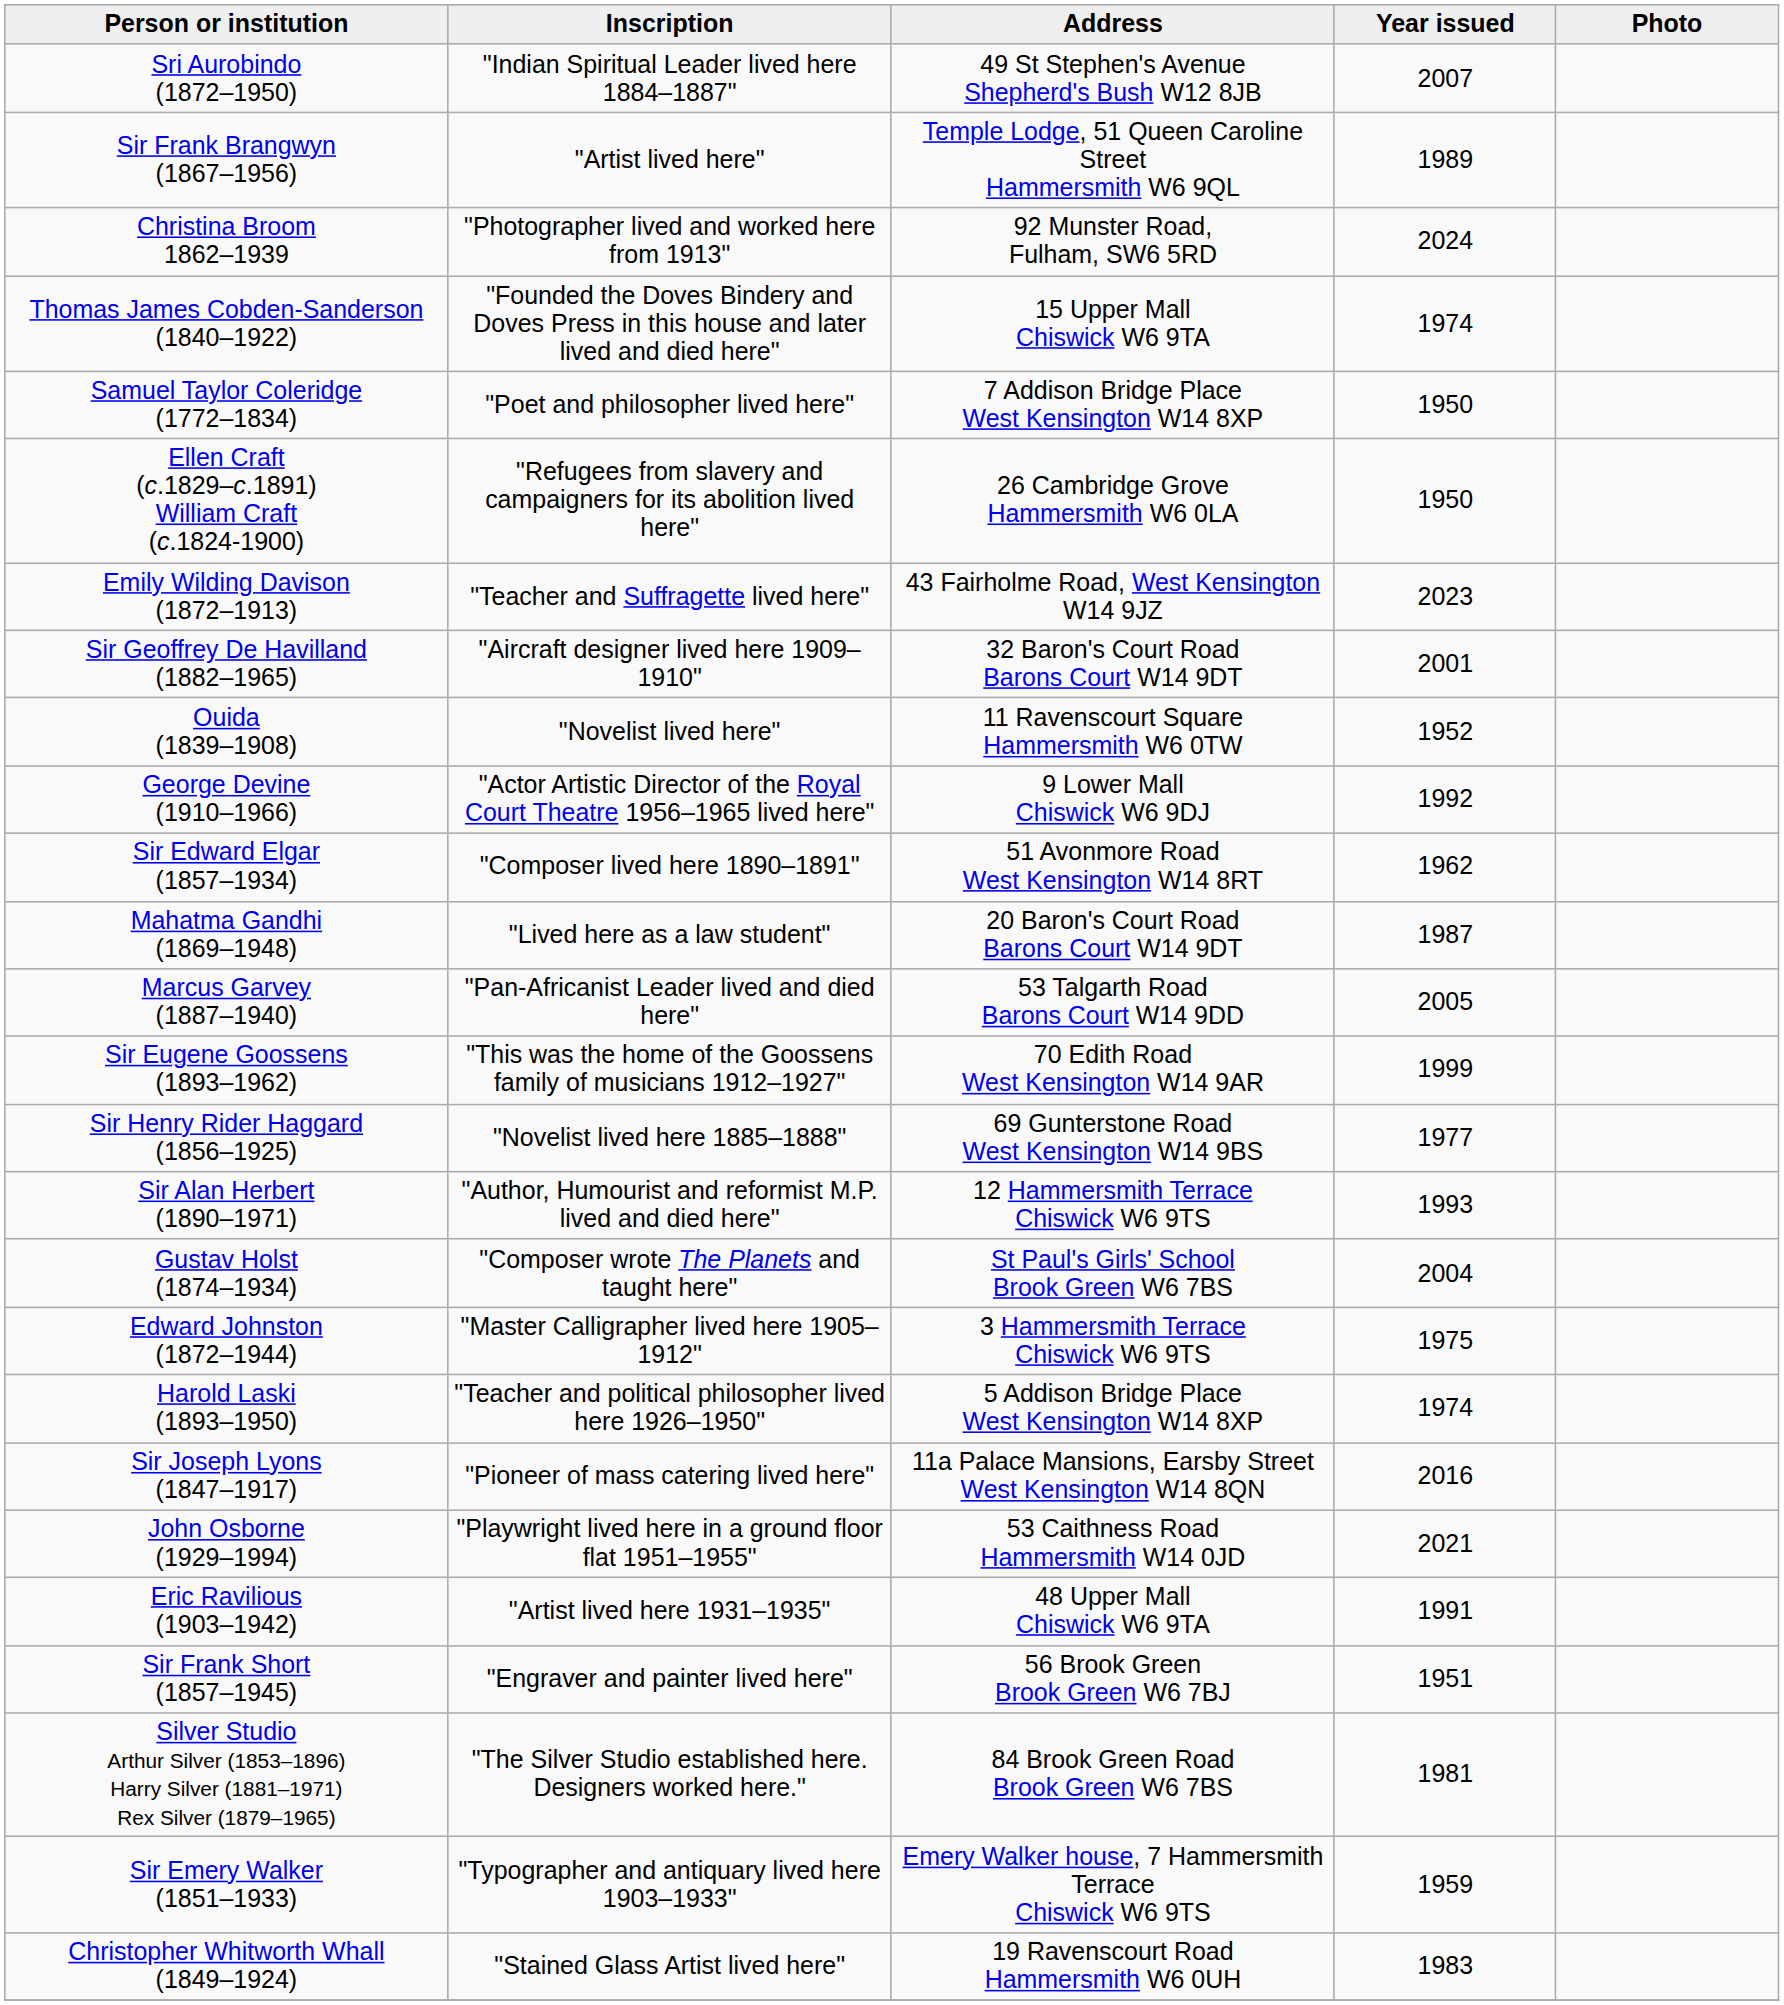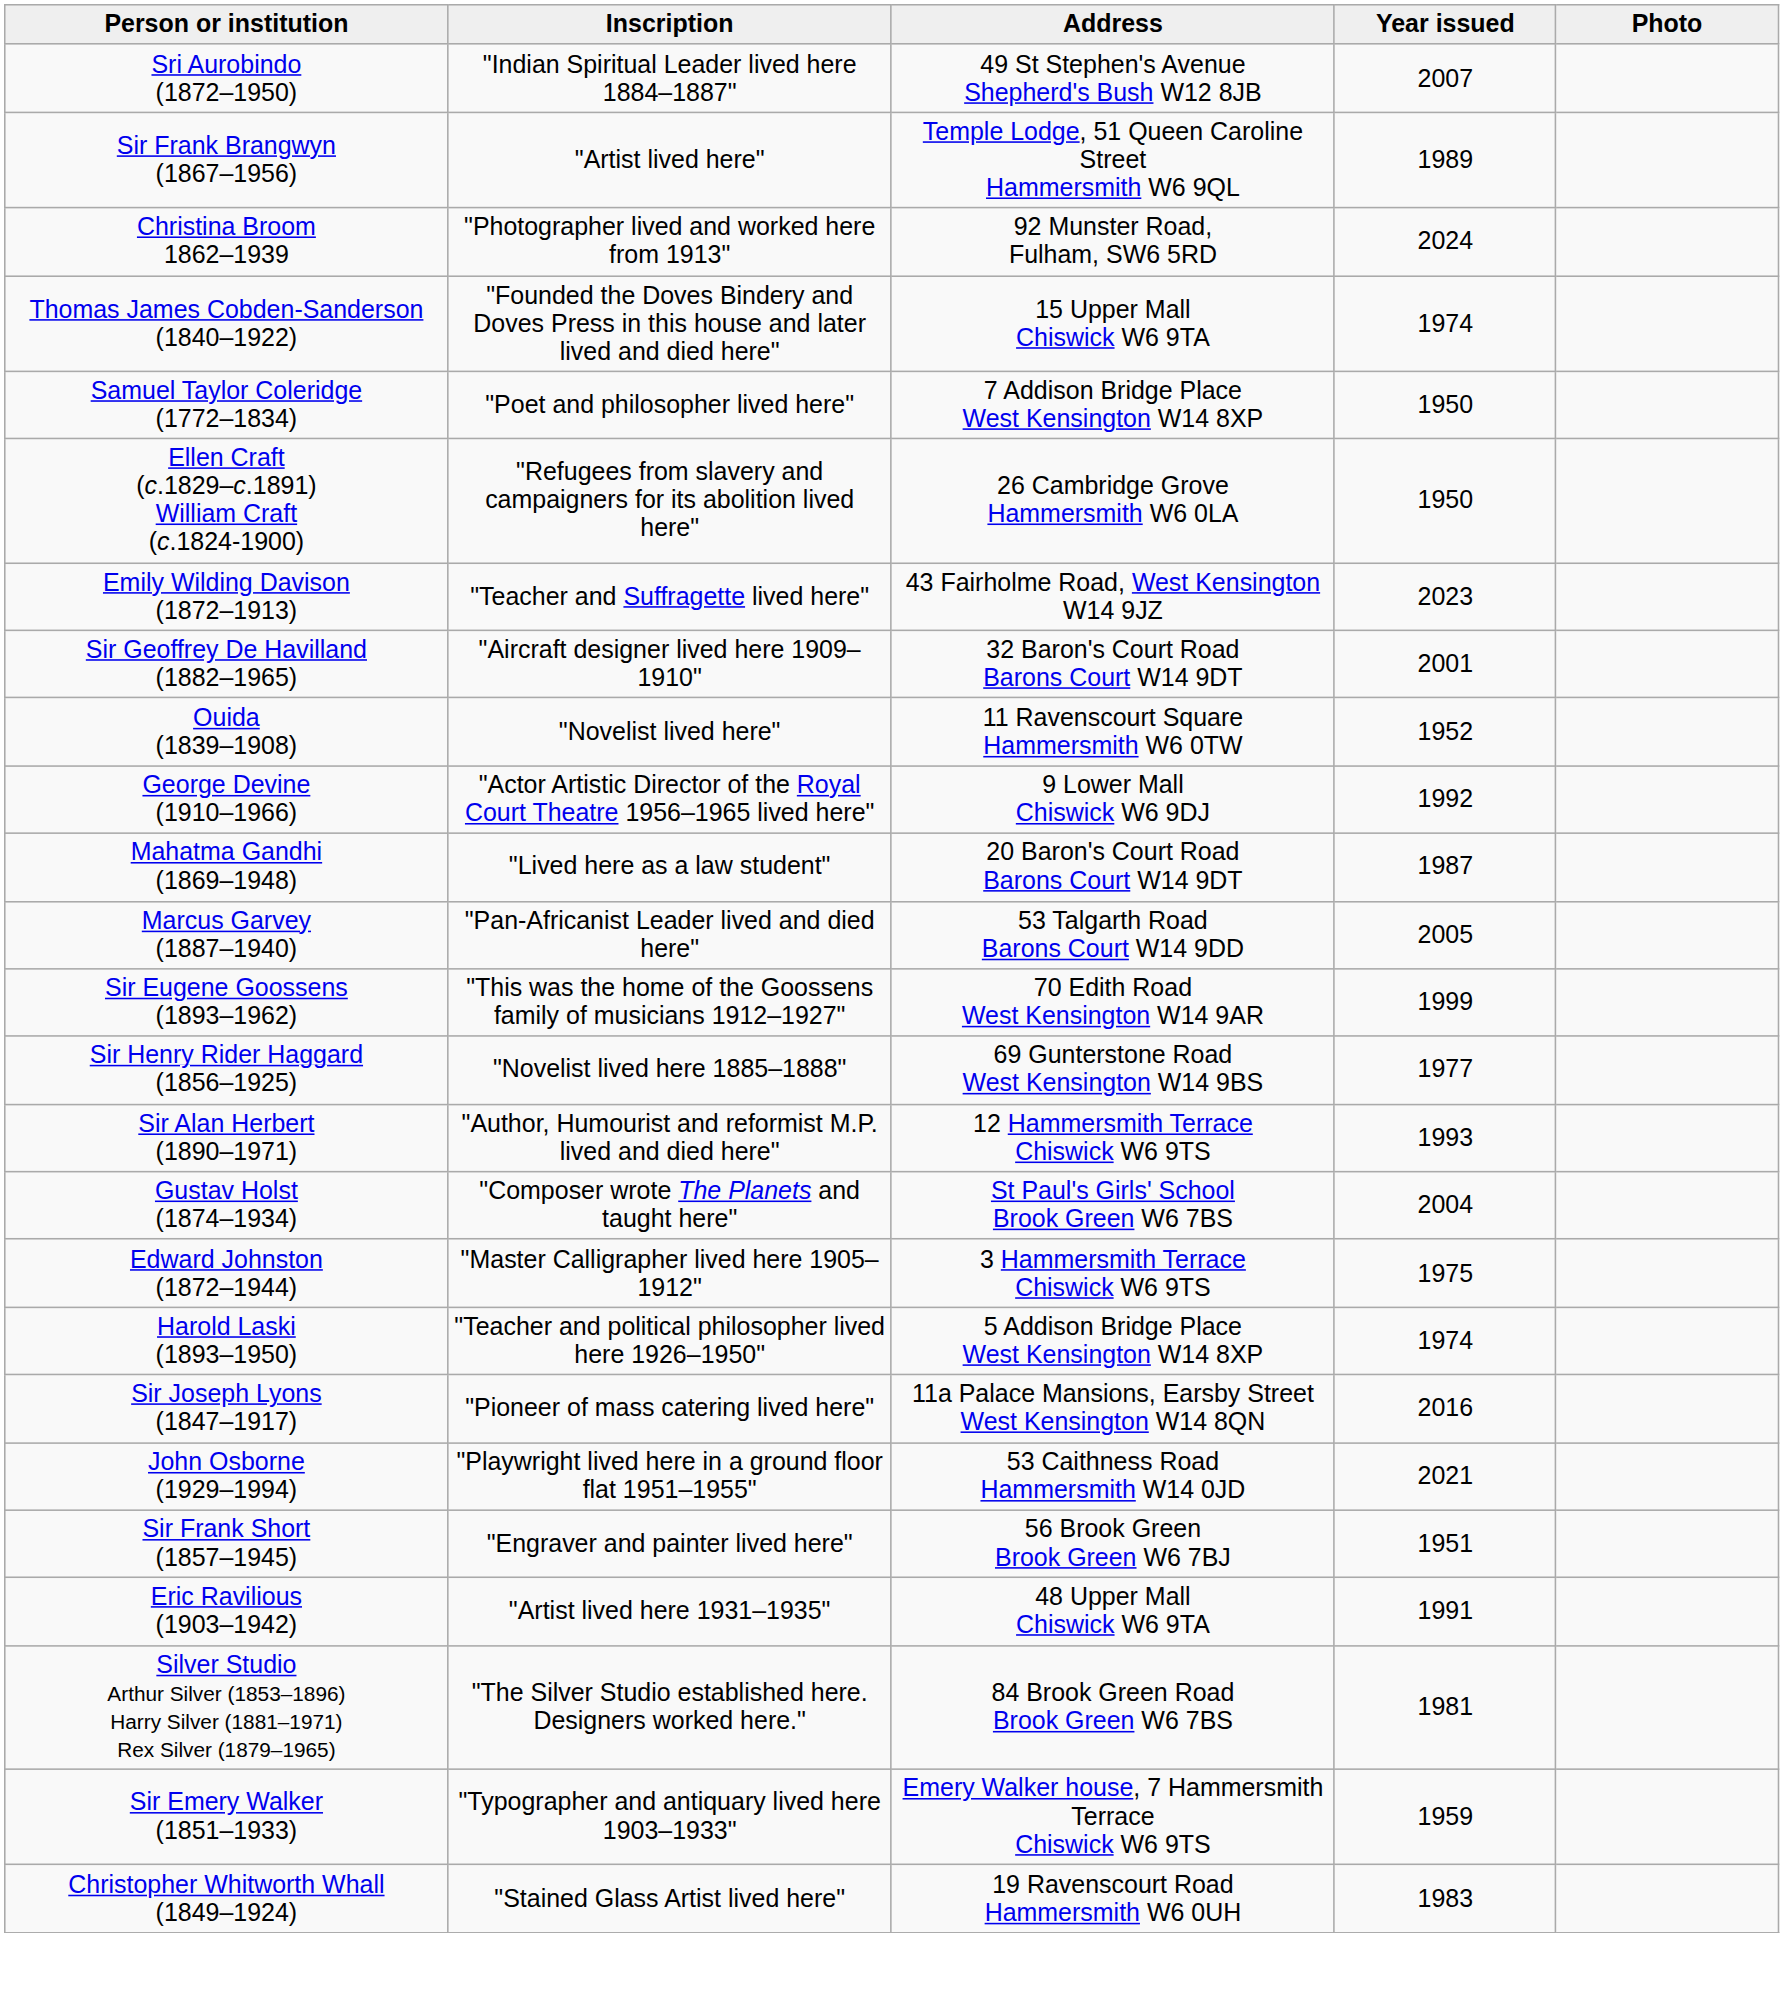- row: (226, 866)
rows swapped: (226, 1611) <-> (226, 1678)
